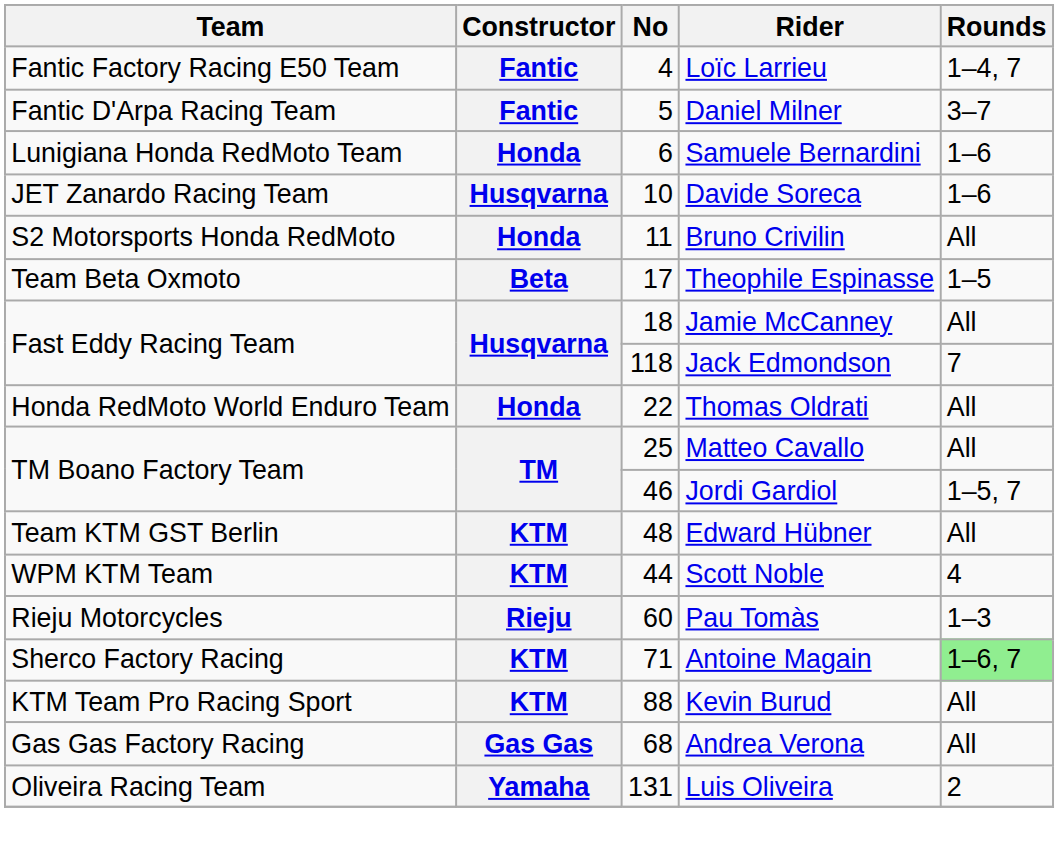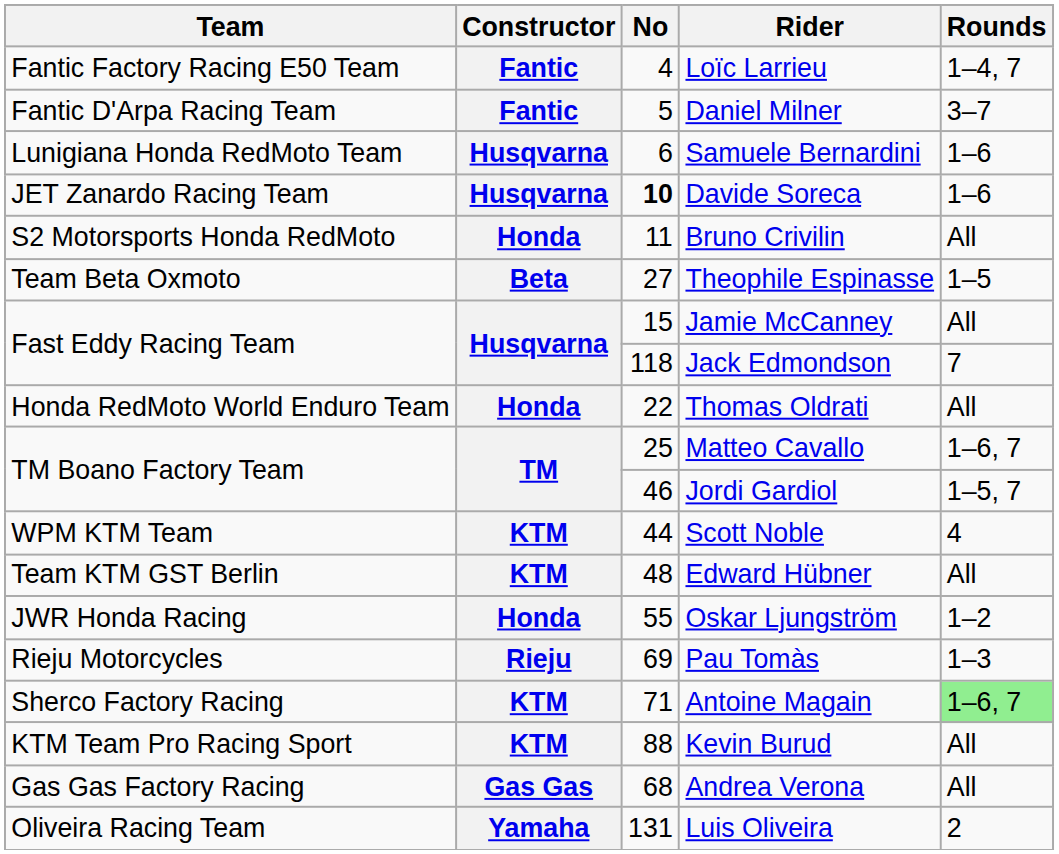(539, 152) Honda -> (539, 152) Husqvarna
(658, 195) normal -> (658, 195) bold
(658, 279) 17 -> (658, 279) 27
(658, 321) 18 -> (658, 321) 15
(962, 448) All -> (984, 448) 1–6, 7
rows swapped: (755, 575) <-> (779, 532)
+ row: (791, 617)
(658, 617) 60 -> (658, 659) 69
